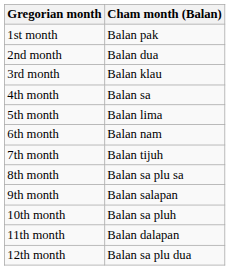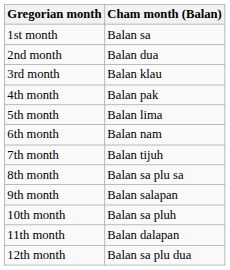(133, 34) Balan pak -> (129, 34) Balan sa
(129, 94) Balan sa -> (133, 94) Balan pak
